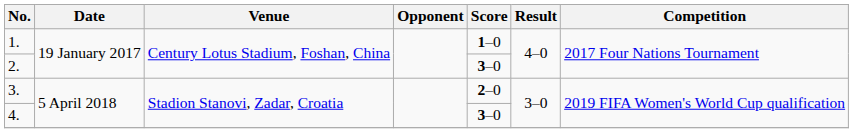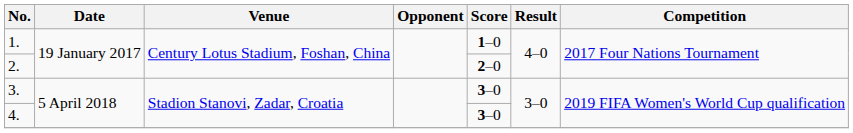(489, 66) 3–0 -> (489, 66) 2–0
(489, 90) 2–0 -> (489, 90) 3–0
